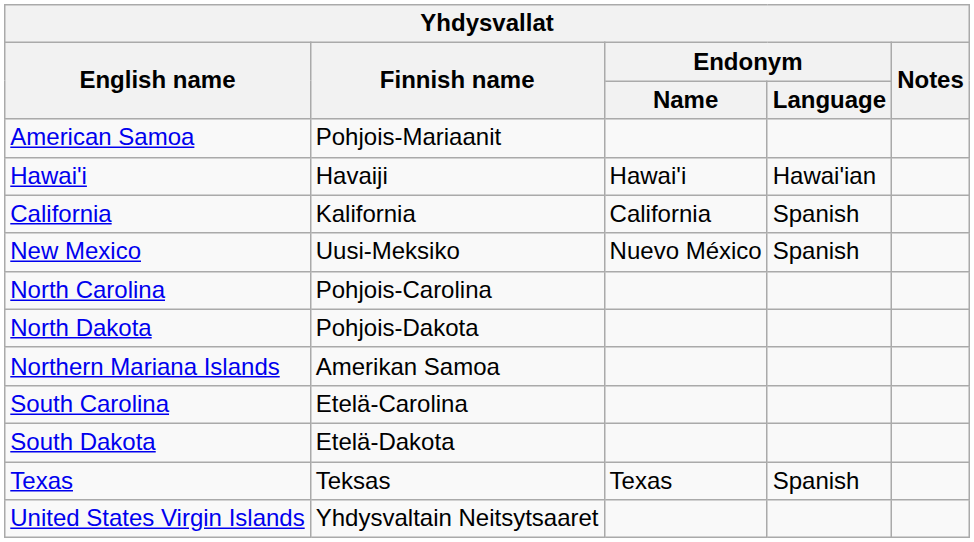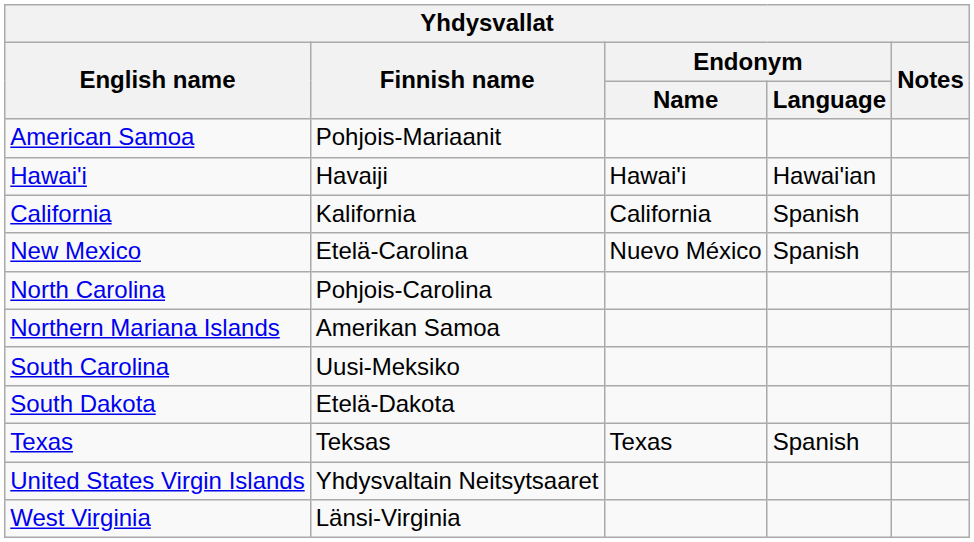(388, 251) Uusi-Meksiko -> (392, 251) Etelä-Carolina
- row: (81, 328)
(392, 404) Etelä-Carolina -> (388, 366) Uusi-Meksiko
+ row: (81, 518)
